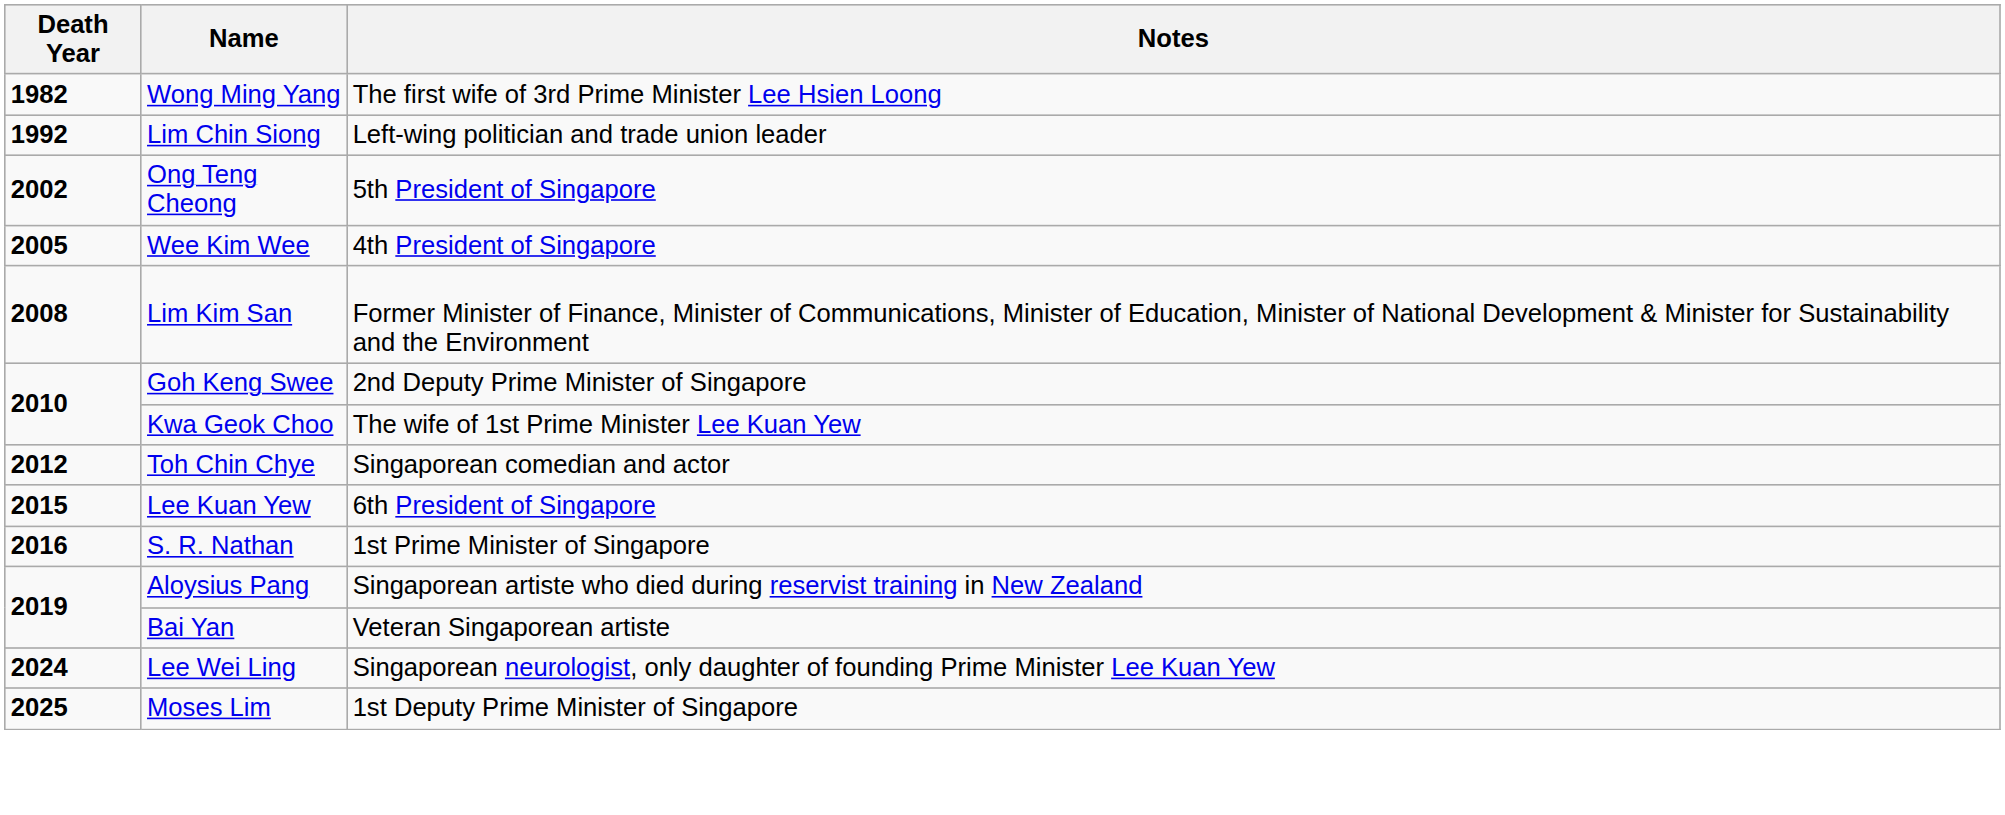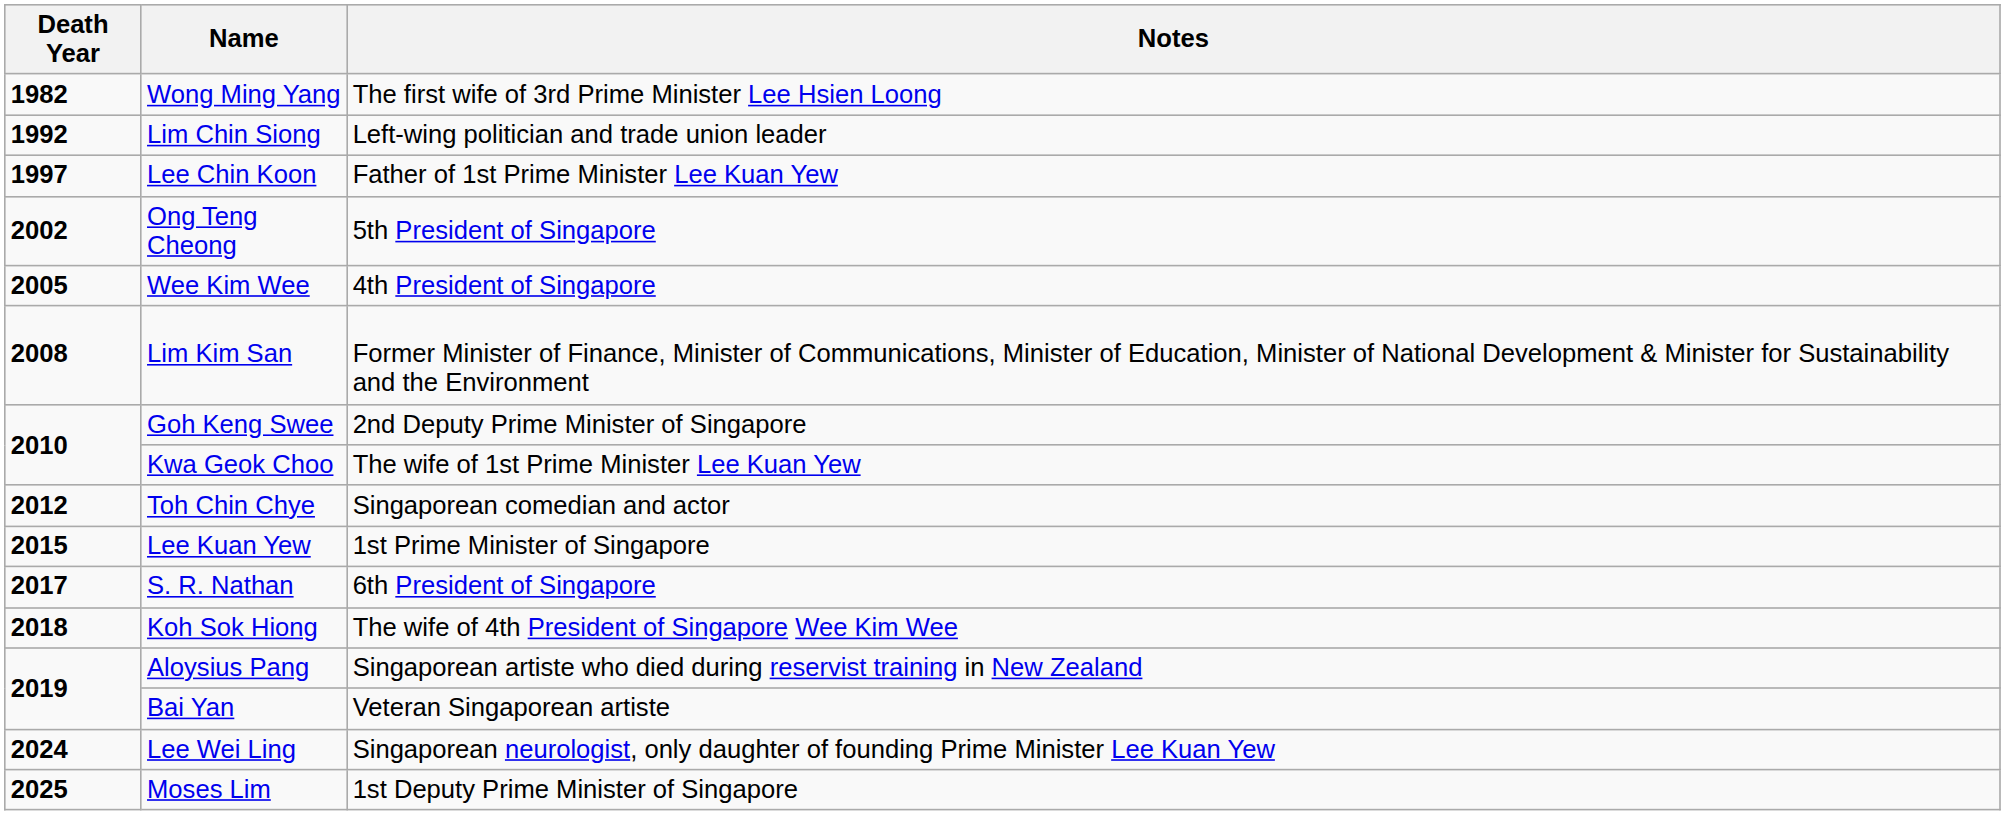+ row: (232, 175)
(504, 505) 6th President of Singapore -> (531, 546) 1st Prime Minister of Singapore
(39, 546) 2016 -> (39, 586) 2017
(531, 546) 1st Prime Minister of Singapore -> (504, 586) 6th President of Singapore
+ row: (232, 627)
